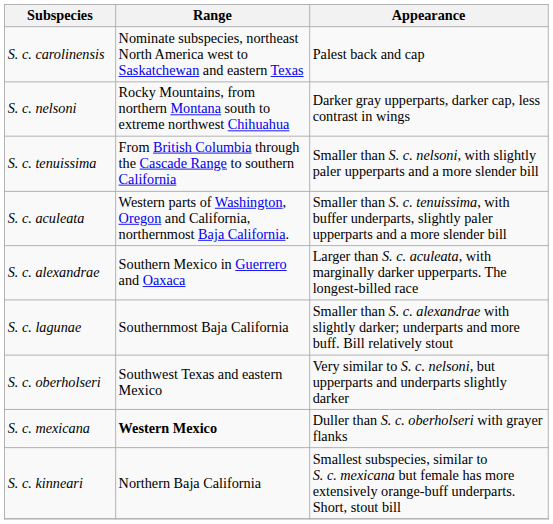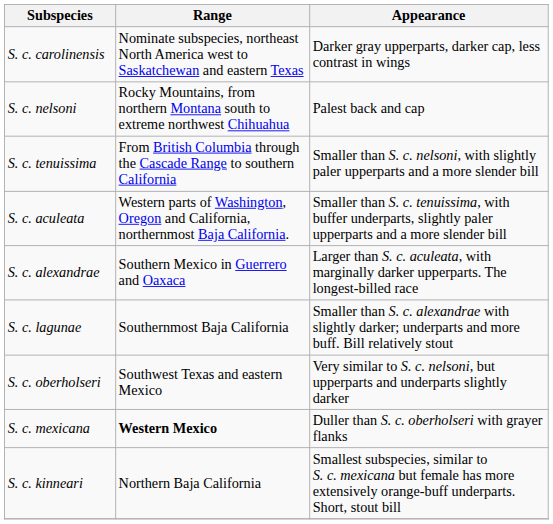(369, 54) Palest back and cap -> (426, 54) Darker gray upperparts, darker cap, less contrast in wings
(426, 109) Darker gray upperparts, darker cap, less contrast in wings -> (369, 109) Palest back and cap
